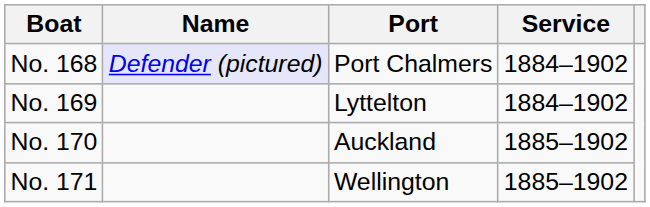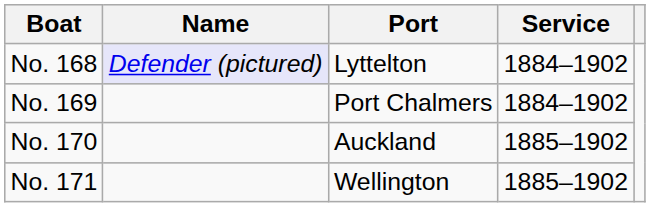(413, 63) Port Chalmers -> (380, 63) Lyttelton
(380, 102) Lyttelton -> (413, 102) Port Chalmers
